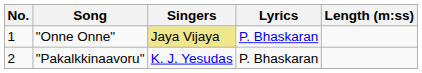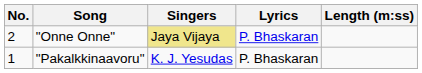(11, 37) 1 -> (11, 37) 2
(11, 58) 2 -> (11, 58) 1
